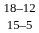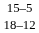rows swapped: (20, 7) <-> (20, 25)
